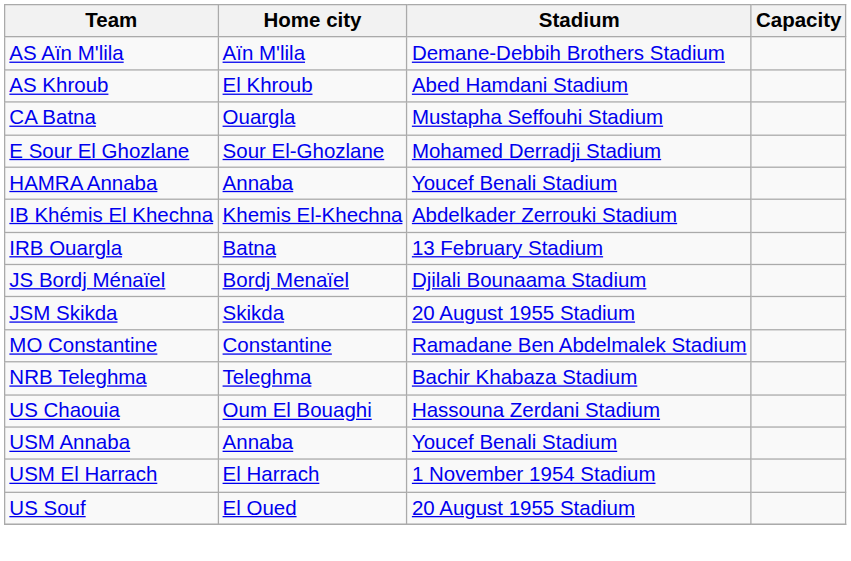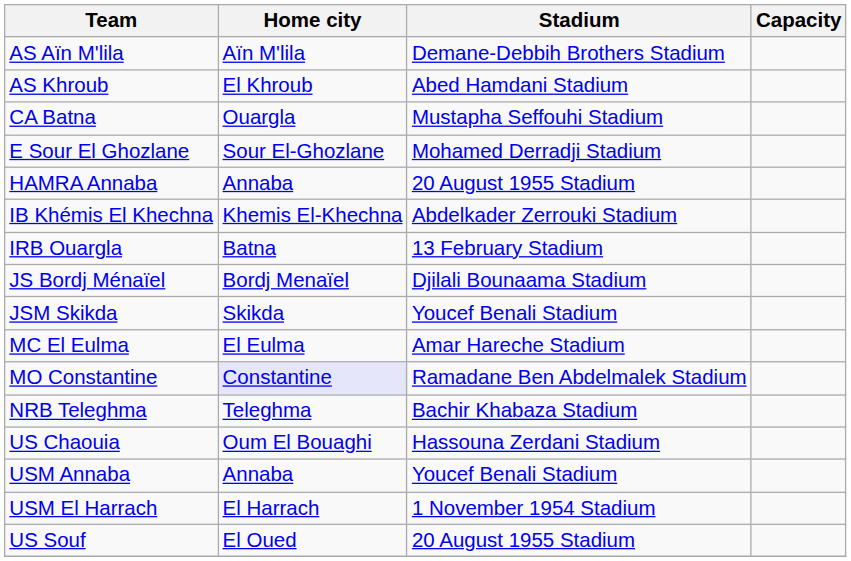(515, 183) Youcef Benali Stadium -> (523, 183) 20 August 1955 Stadium
(523, 313) 20 August 1955 Stadium -> (515, 313) Youcef Benali Stadium
+ row: (69, 345)
(277, 345) no background -> (277, 378) lavender background
